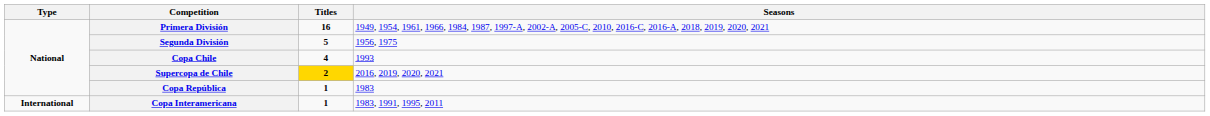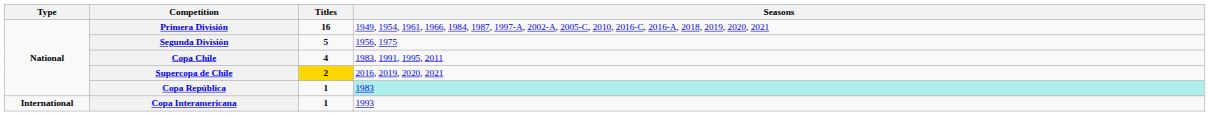(365, 58) 1993 -> (399, 58) 1983, 1991, 1995, 2011
(365, 88) no background -> (365, 88) paleturquoise background
(399, 104) 1983, 1991, 1995, 2011 -> (365, 104) 1993
